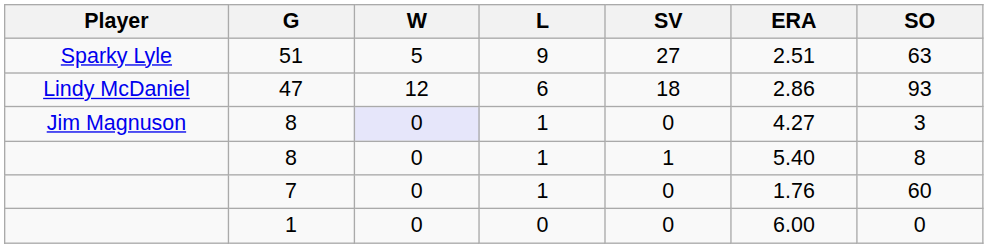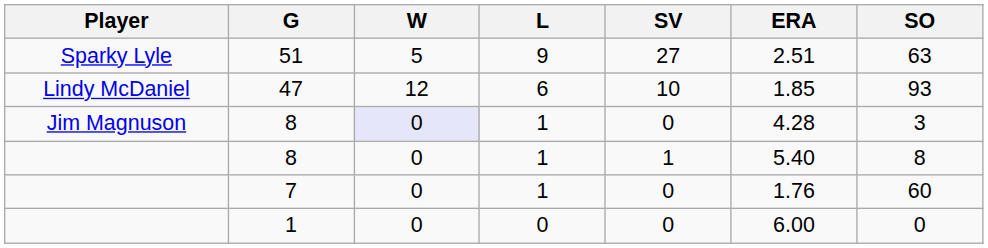(668, 89) 18 -> (668, 89) 10
(794, 89) 2.86 -> (794, 89) 1.85
(794, 123) 4.27 -> (794, 123) 4.28
